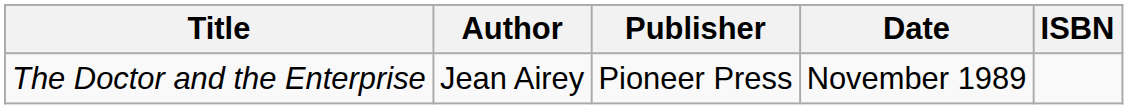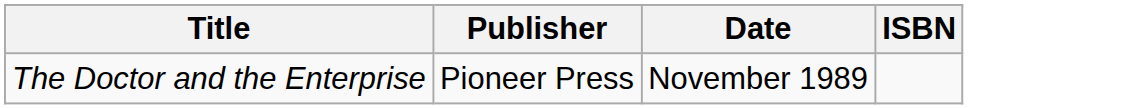- column: (512, 28)
